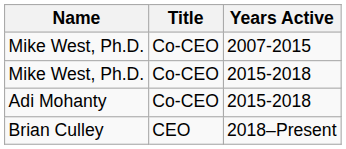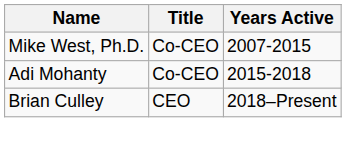- row: (76, 74)
